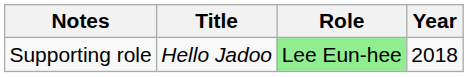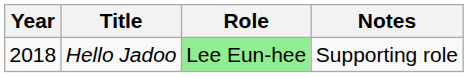columns swapped: (435, 21) <-> (81, 21)
